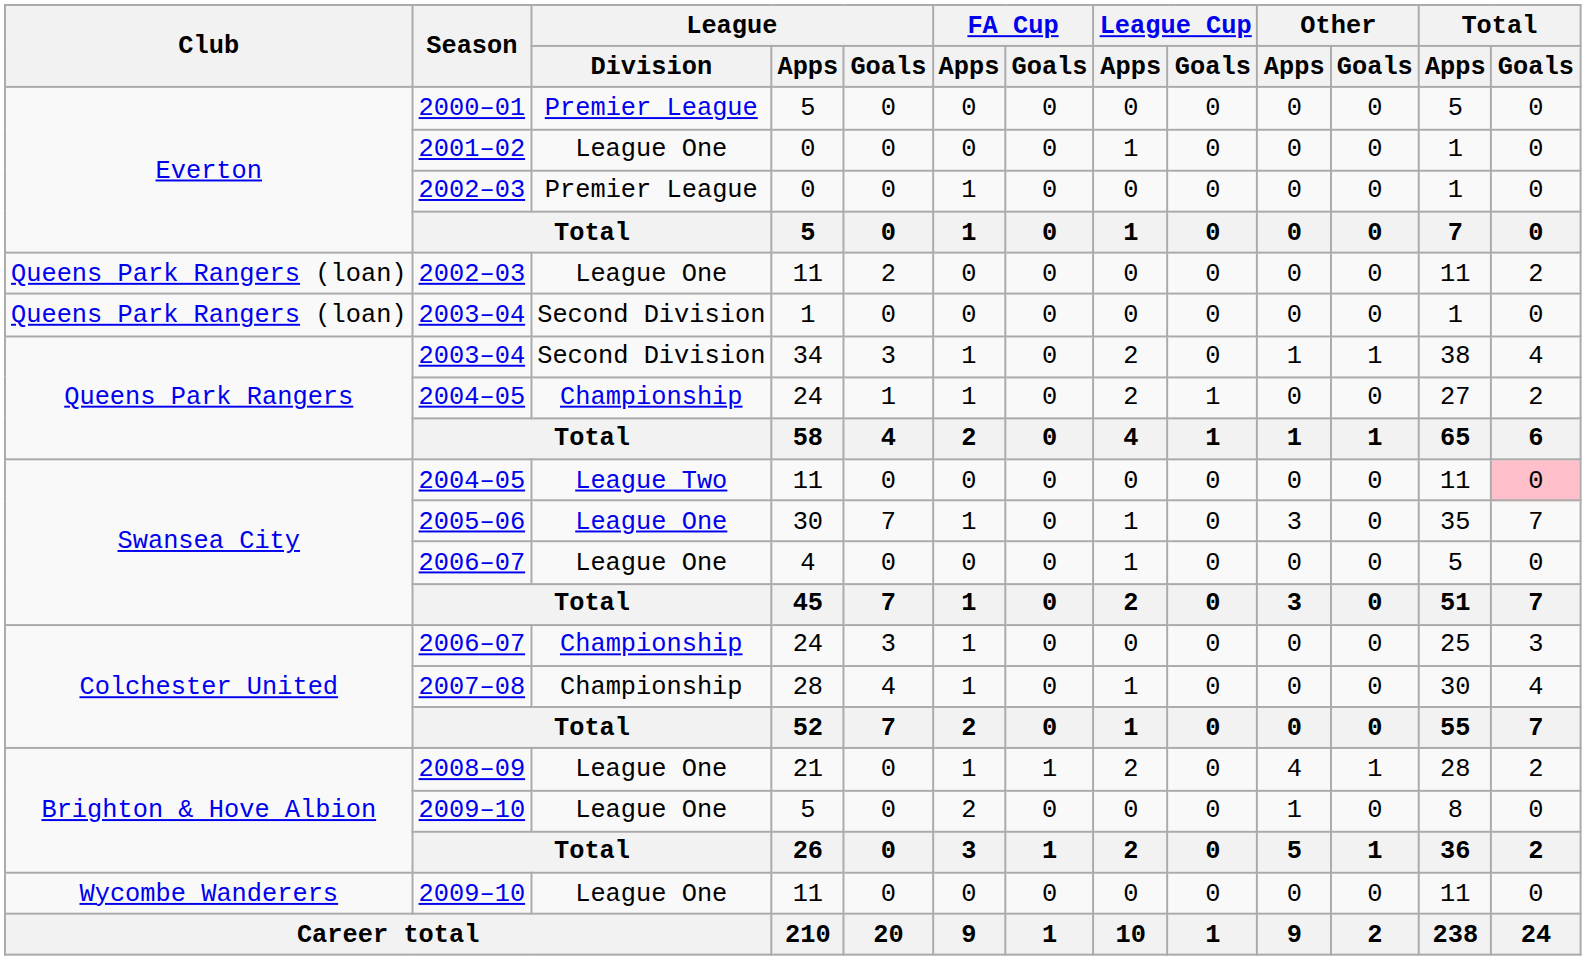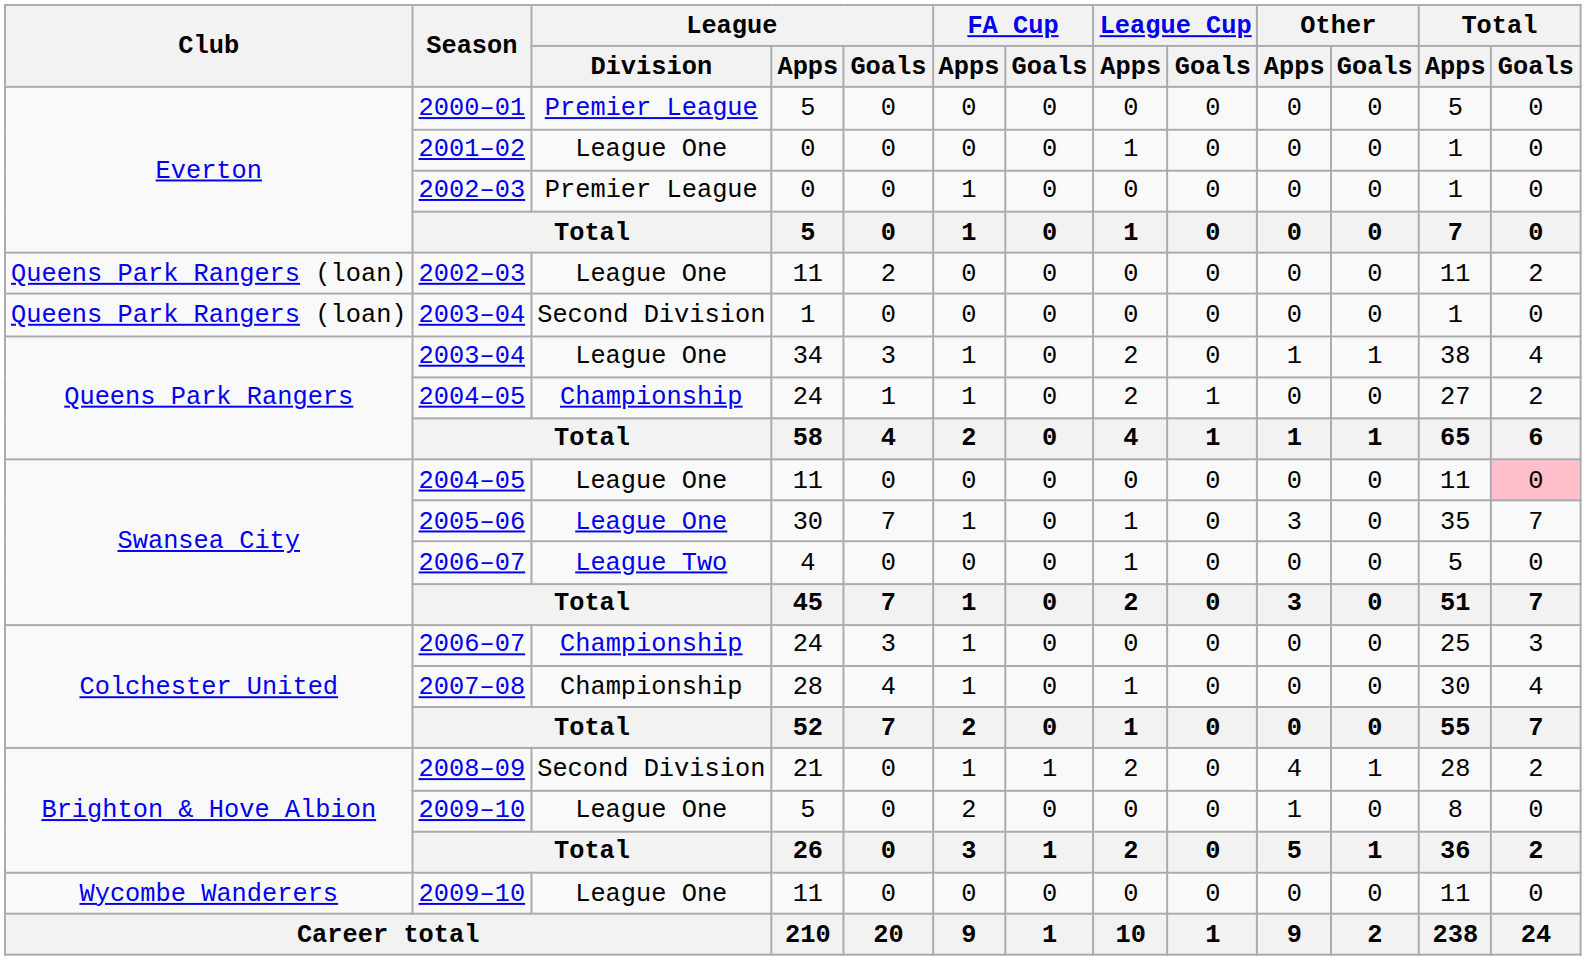(651, 356) Second Division -> (651, 356) League One
(651, 480) League Two -> (651, 480) League One
(651, 563) League One -> (651, 563) League Two
(651, 769) League One -> (651, 769) Second Division
